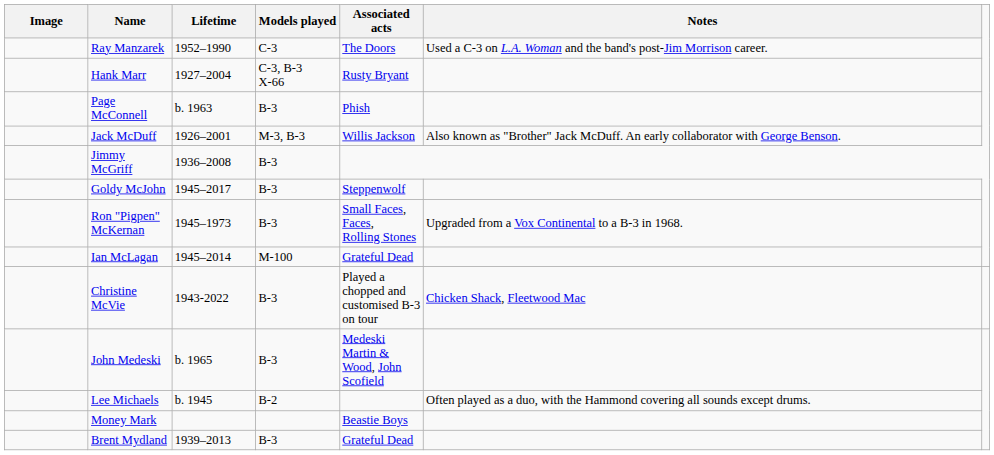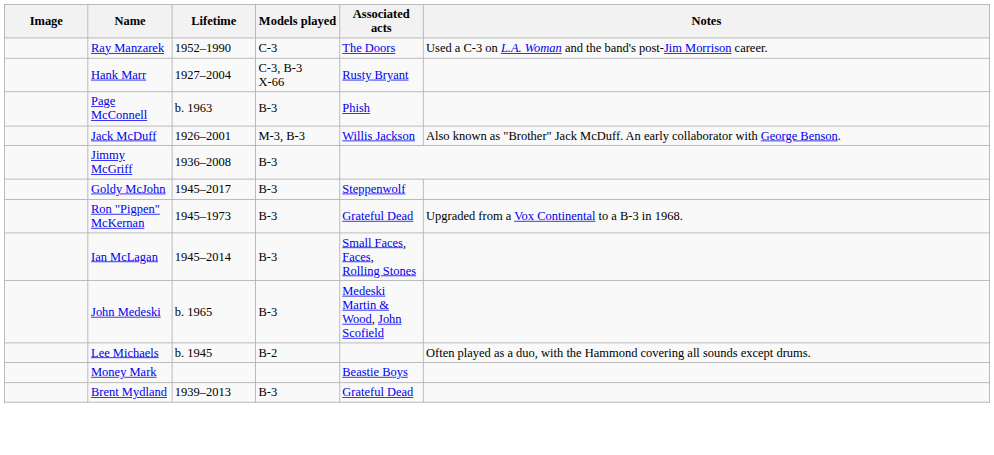(379, 223) Small Faces, Faces, Rolling Stones -> (378, 216) Grateful Dead
(276, 256) M-100 -> (268, 256) B-3
(378, 256) Grateful Dead -> (379, 256) Small Faces, Faces, Rolling Stones
- row: (114, 297)
